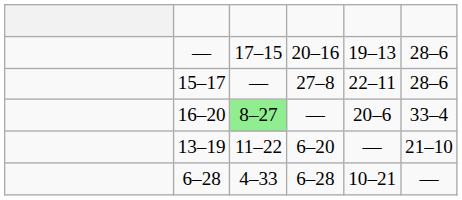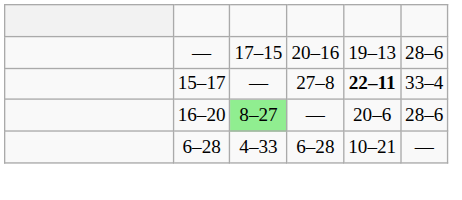(372, 83) normal -> (372, 83) bold
(429, 83) 28–6 -> (424, 83) 33–4
(429, 115) 33–4 -> (424, 115) 28–6
- row: (202, 147)
